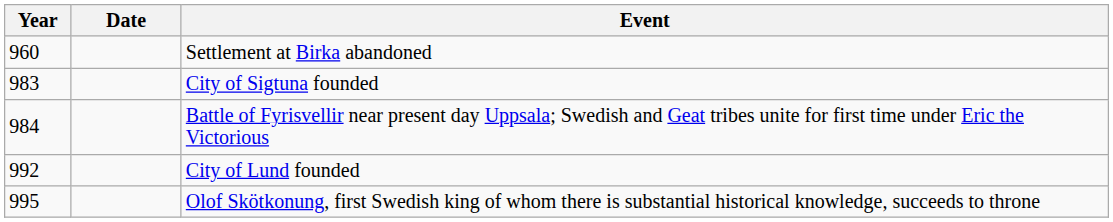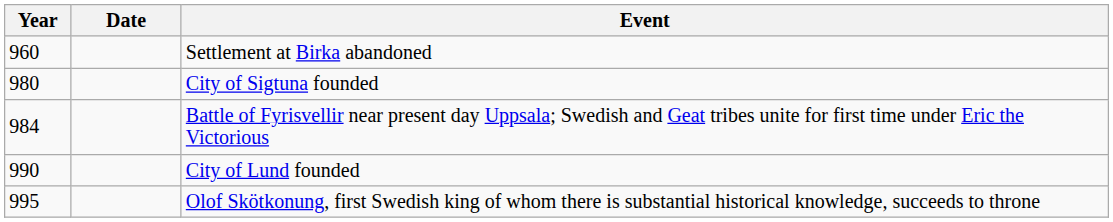(24, 83) 983 -> (24, 83) 980
(24, 169) 992 -> (24, 169) 990
